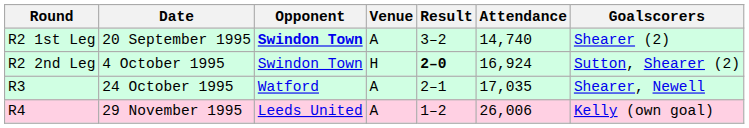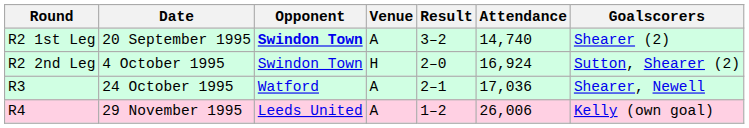(433, 64) bold -> (433, 64) normal
(506, 88) 17,035 -> (506, 88) 17,036
